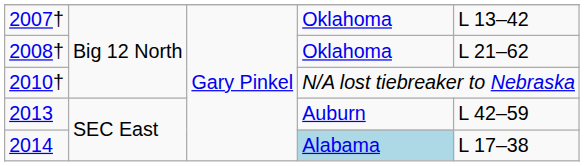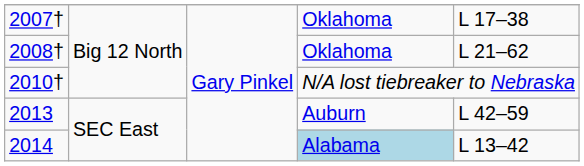(494, 20) L 13–42 -> (494, 20) L 17–38
(494, 144) L 17–38 -> (494, 144) L 13–42
